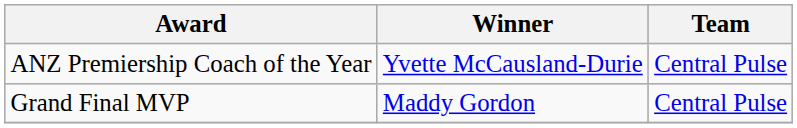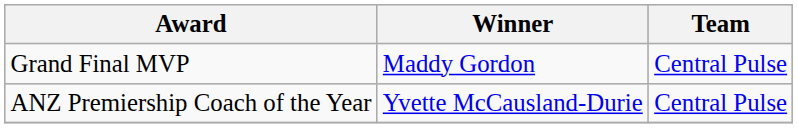rows swapped: (100, 102) <-> (191, 63)
